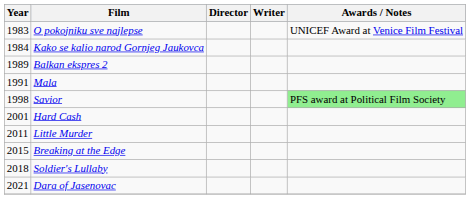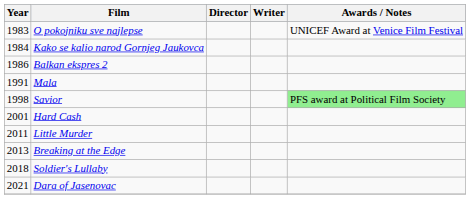(18, 64) 1989 -> (18, 64) 1986
(18, 151) 2015 -> (18, 151) 2013
